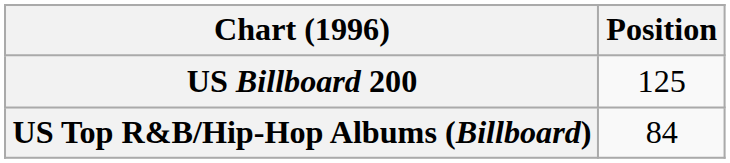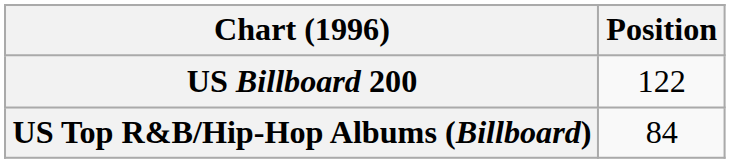(662, 81) 125 -> (662, 81) 122
